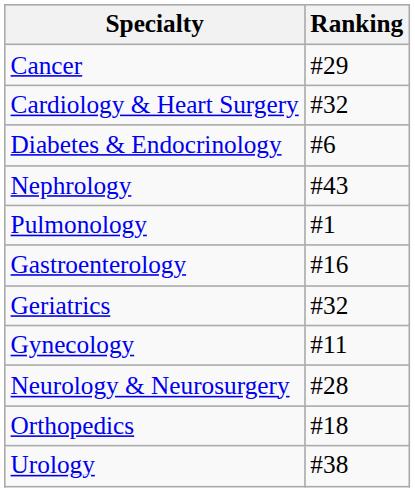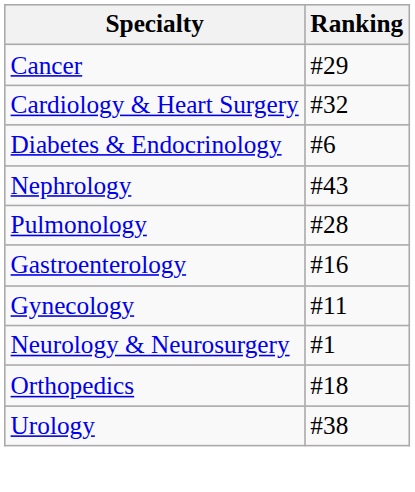(323, 225) #1 -> (329, 225) #28
- row: (60, 305)
(329, 385) #28 -> (323, 345) #1
